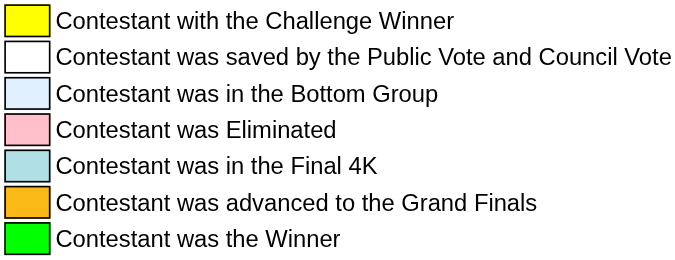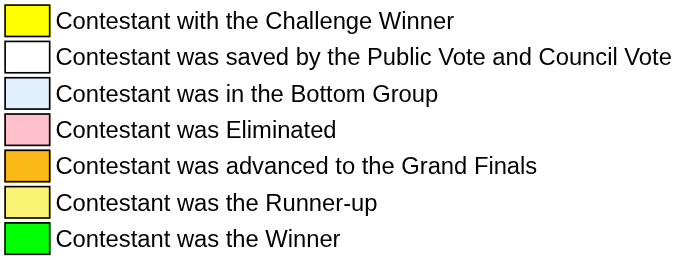- row: (216, 166)
+ row: (216, 202)
